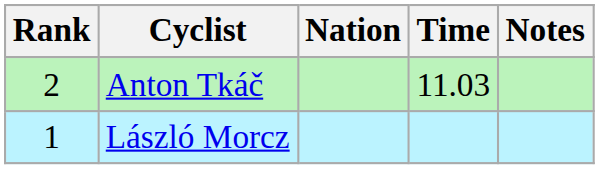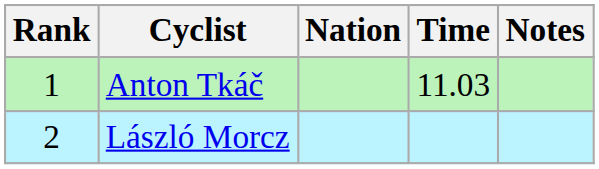(52, 83) 2 -> (52, 83) 1
(52, 136) 1 -> (52, 136) 2
